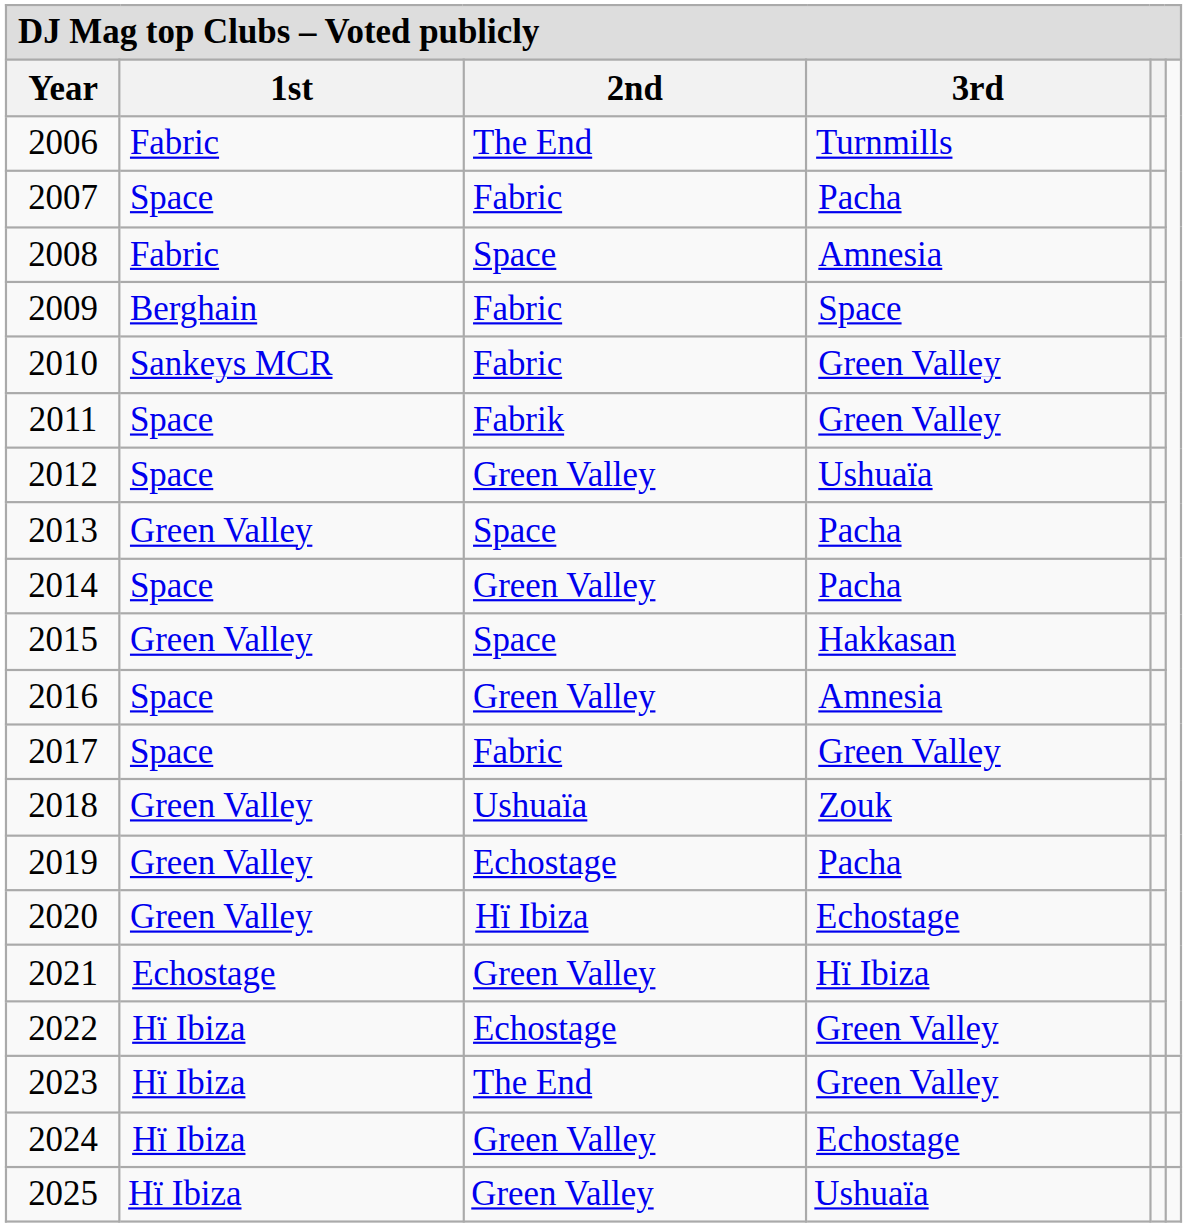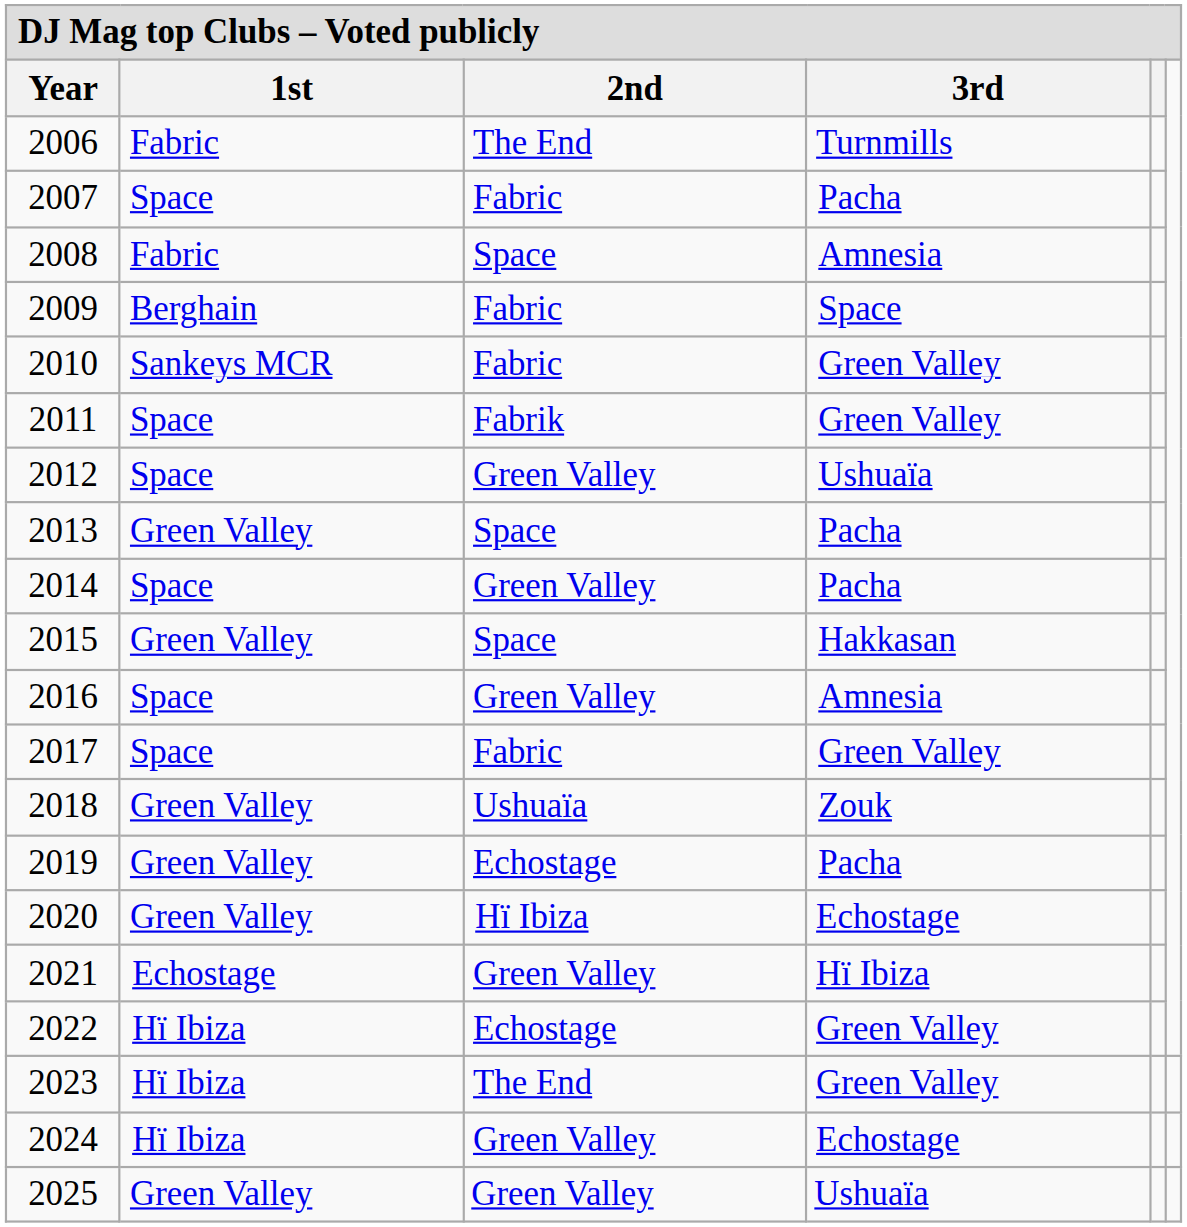(185, 1193) Hï Ibiza -> (221, 1193) Green Valley
